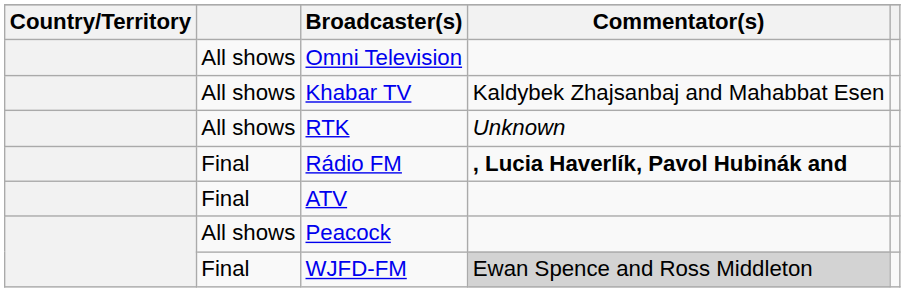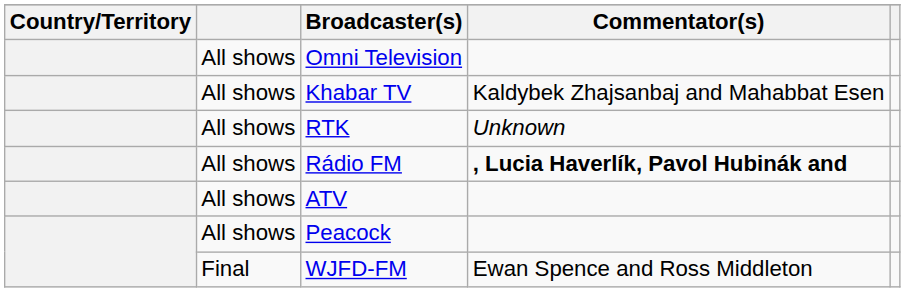(225, 163) Final -> (248, 163) All shows
(225, 198) Final -> (248, 198) All shows
(643, 269) lightgrey background -> (643, 269) no background
